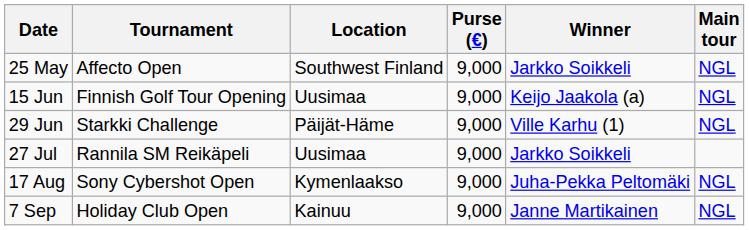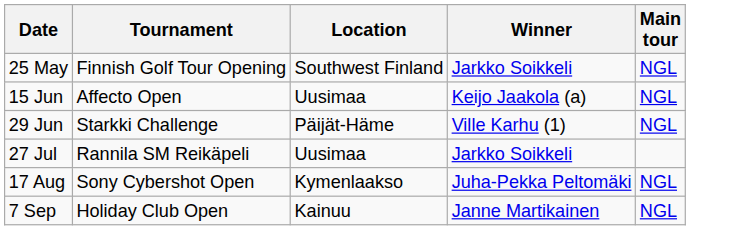- column: (477, 29)
(129, 68) Affecto Open -> (181, 68) Finnish Golf Tour Opening
(181, 97) Finnish Golf Tour Opening -> (129, 97) Affecto Open
